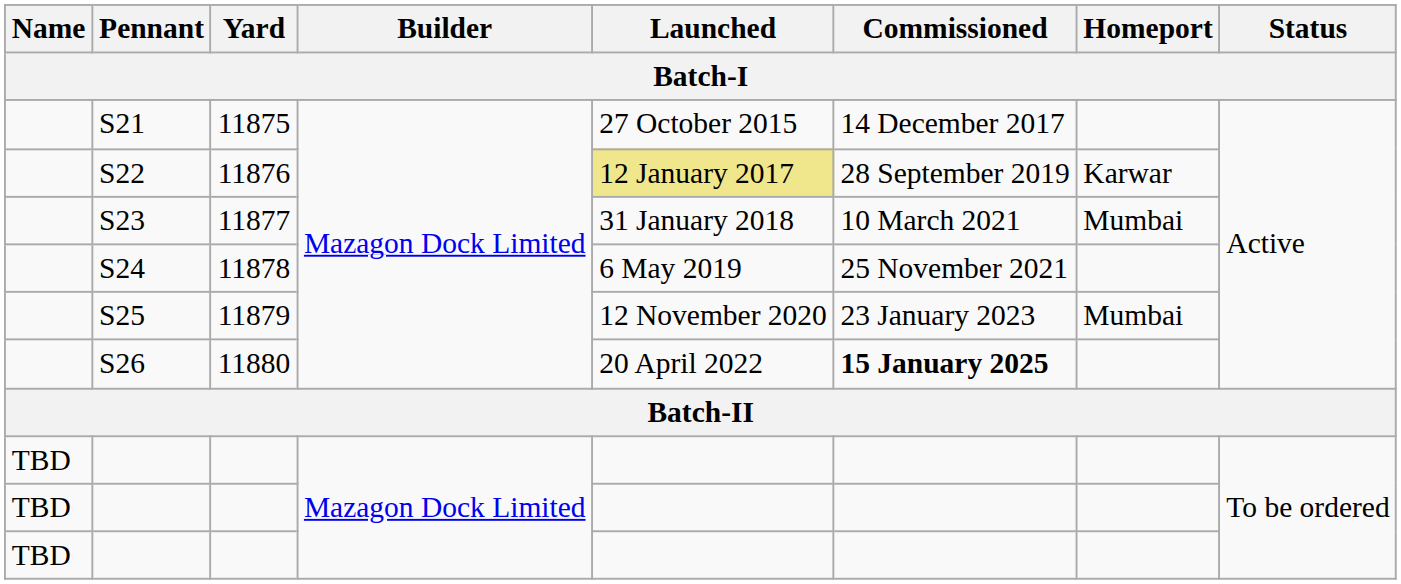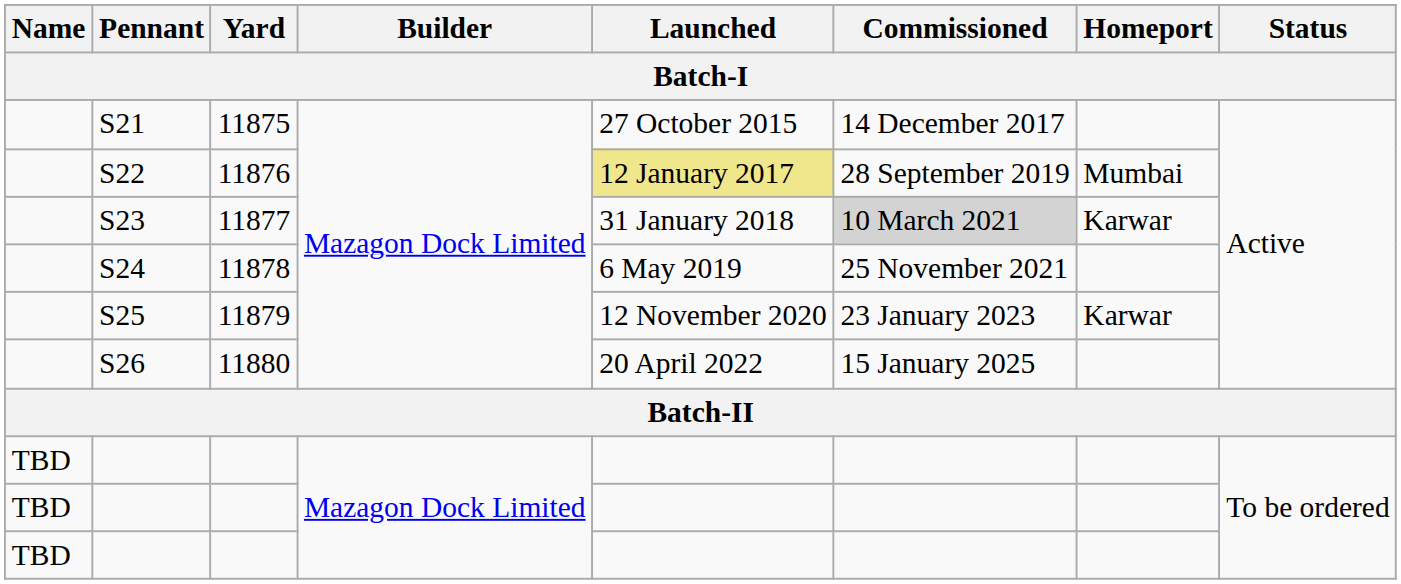(1128, 171) Karwar -> (1133, 171) Mumbai
(931, 219) no background -> (931, 219) lightgrey background
(1133, 219) Mumbai -> (1128, 219) Karwar
(1133, 315) Mumbai -> (1128, 315) Karwar
(944, 362) bold -> (938, 362) normal
